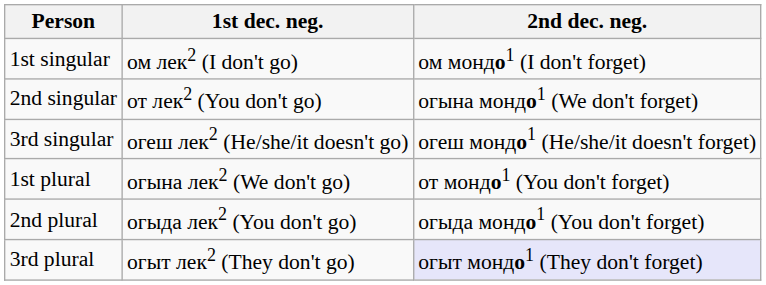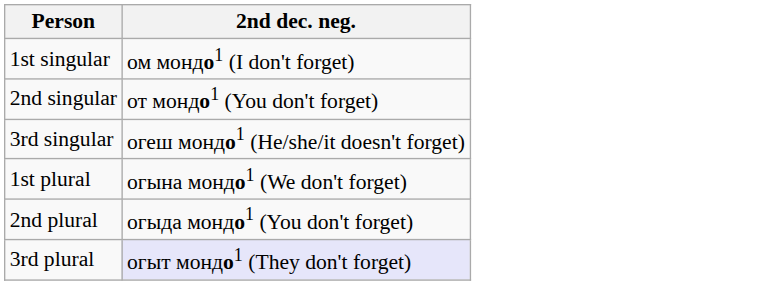- column: (268, 21)
(558, 98) огына мондо1 (We don't forget) -> (253, 98) от мондо1 (You don't forget)
(544, 179) от мондо1 (You don't forget) -> (267, 179) огына мондо1 (We don't forget)
